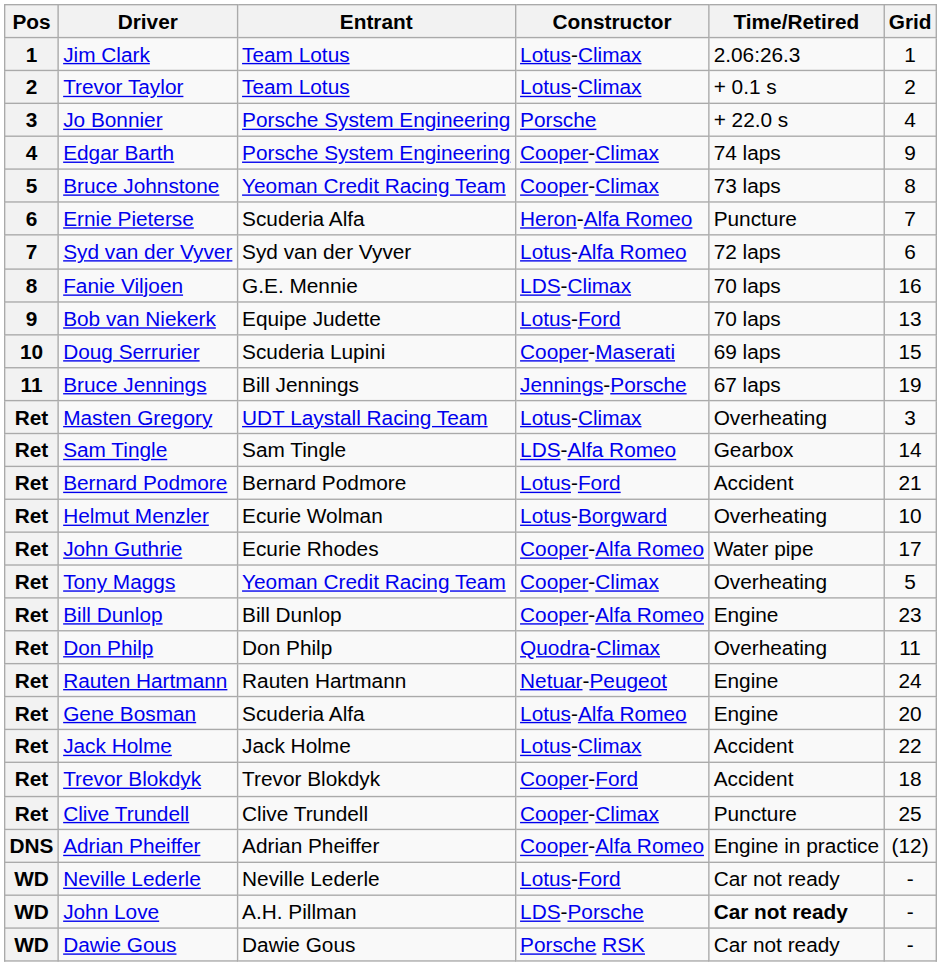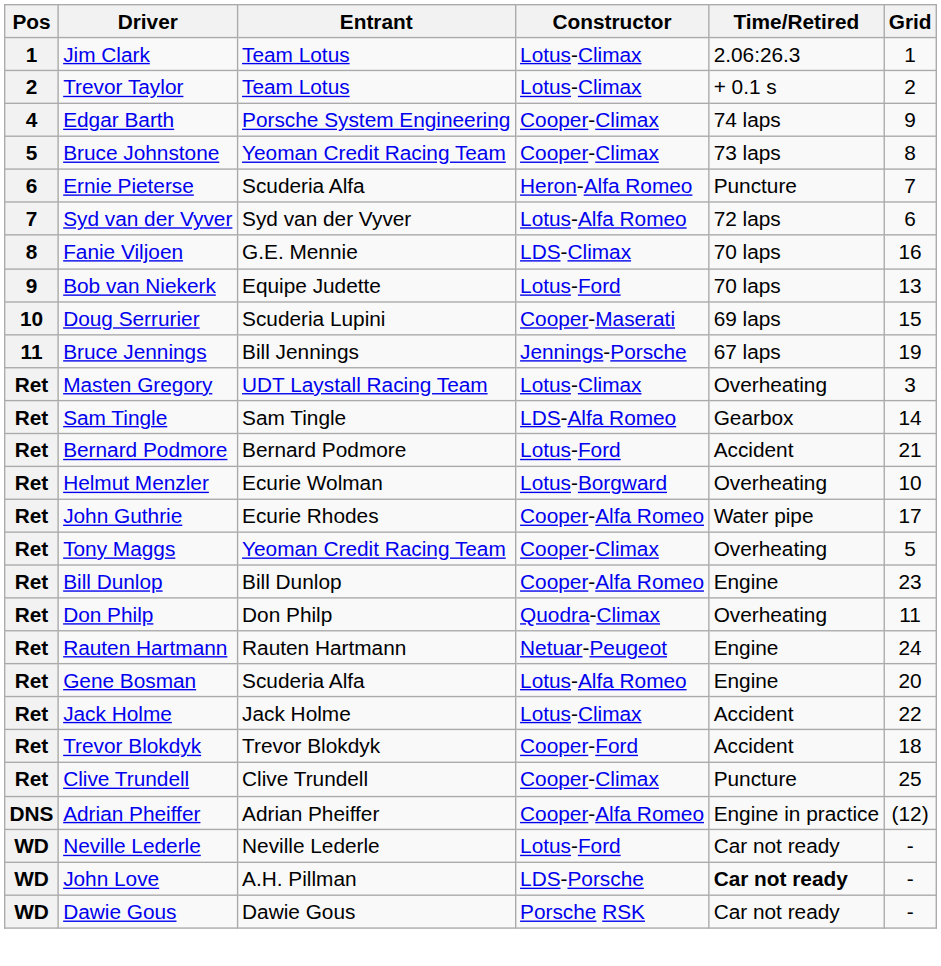- row: (113, 120)
